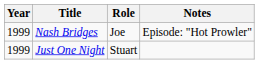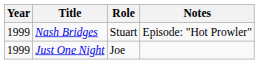(117, 31) Joe -> (124, 31) Stuart
(124, 50) Stuart -> (117, 50) Joe
